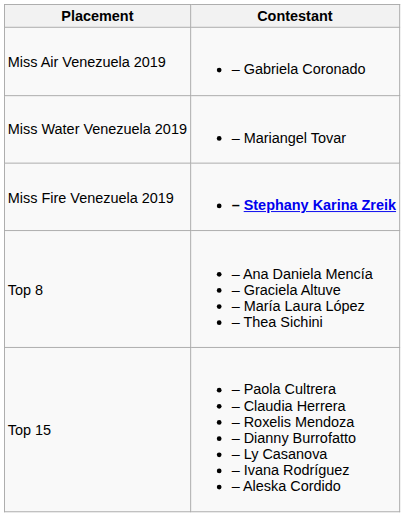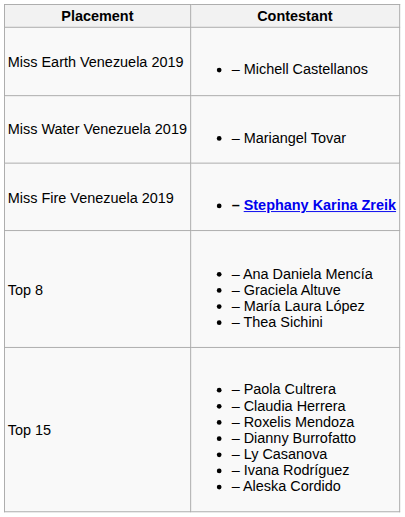+ row: (96, 61)
- row: (87, 61)
